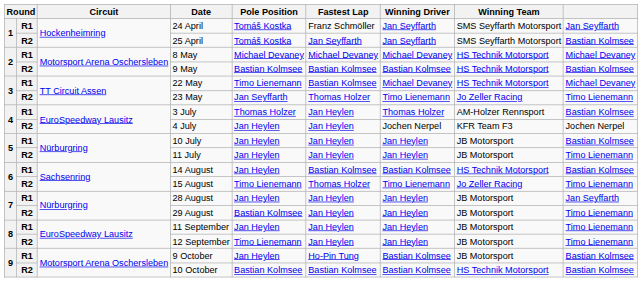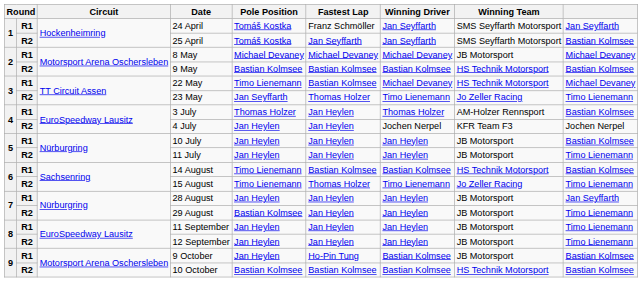(503, 54) HS Technik Motorsport -> (485, 54) JB Motorsport
(257, 169) Jan Heylen -> (268, 169) Timo Lienemann
(268, 241) Timo Lienemann -> (257, 241) Jan Heylen
